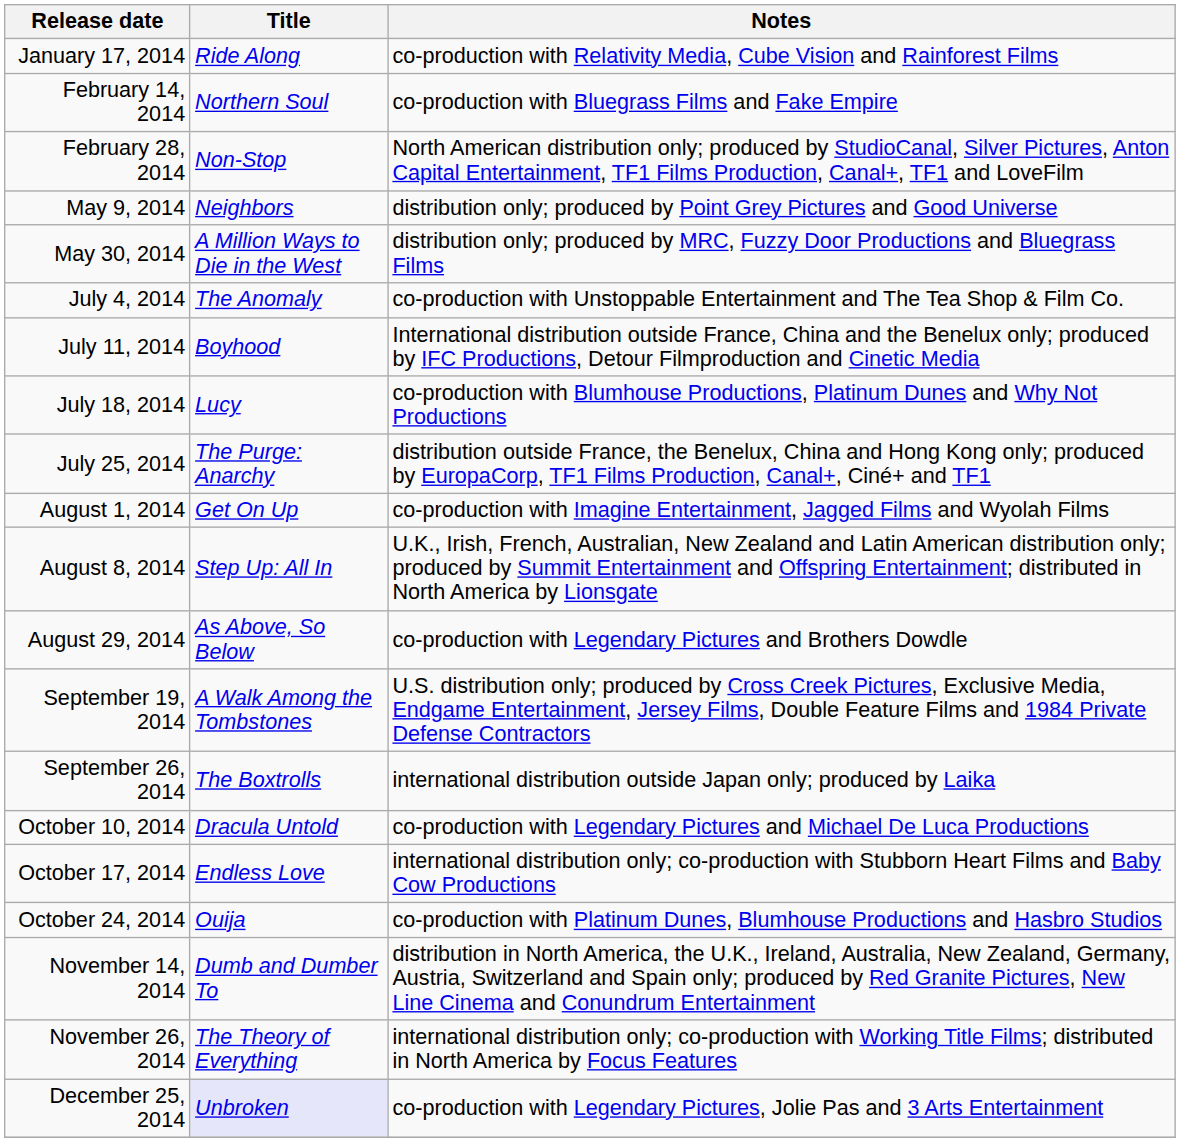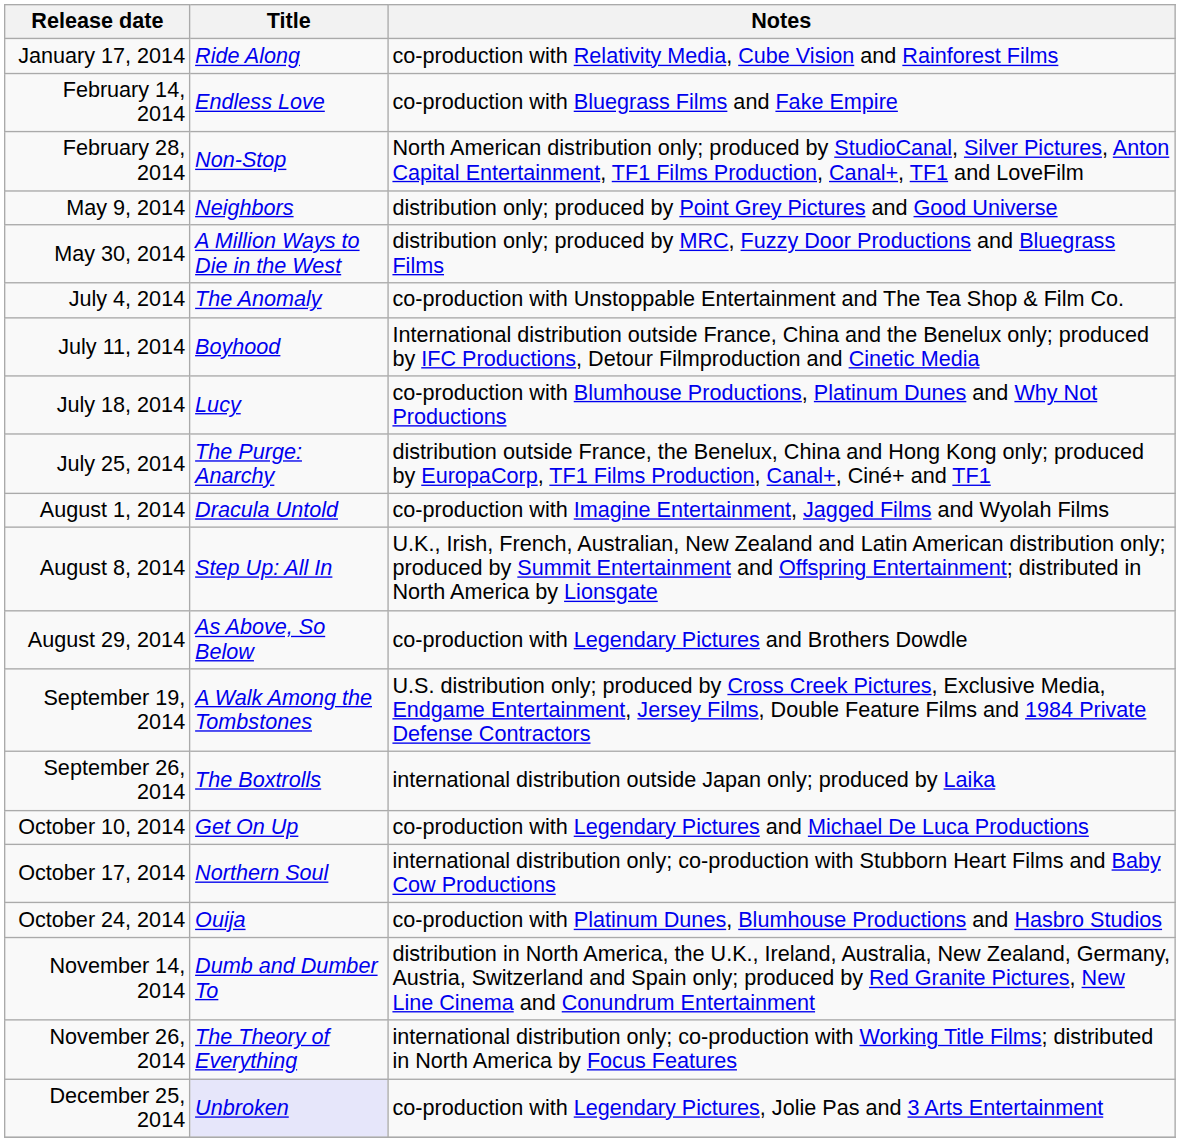(262, 102) Northern Soul -> (260, 102) Endless Love
(247, 509) Get On Up -> (267, 509) Dracula Untold
(267, 827) Dracula Untold -> (247, 827) Get On Up
(260, 873) Endless Love -> (262, 873) Northern Soul
